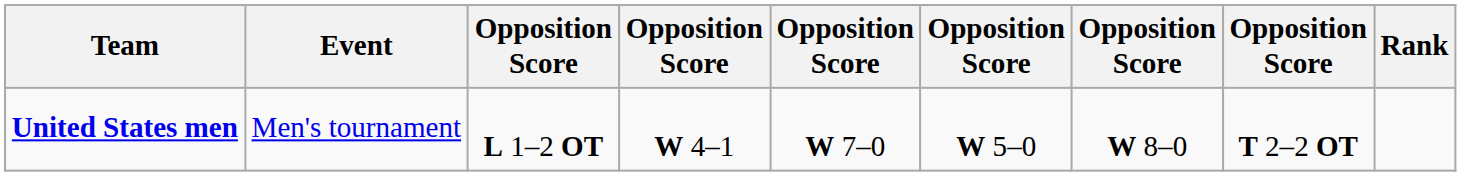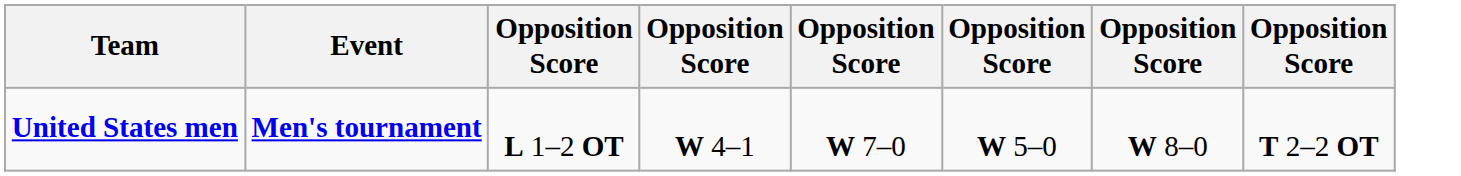- column: (1414, 46)
(356, 128) normal -> (367, 128) bold
